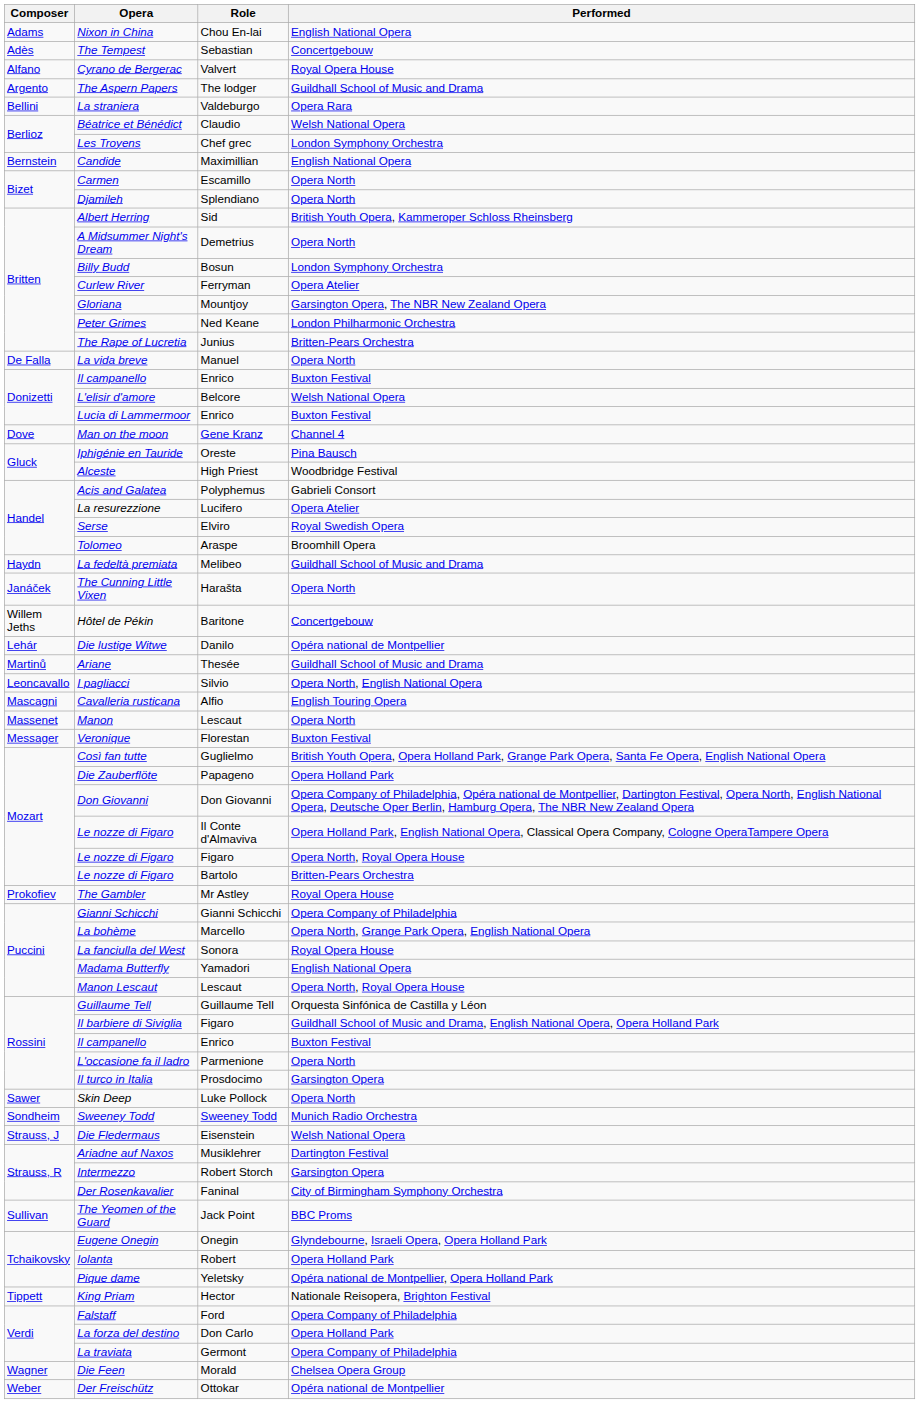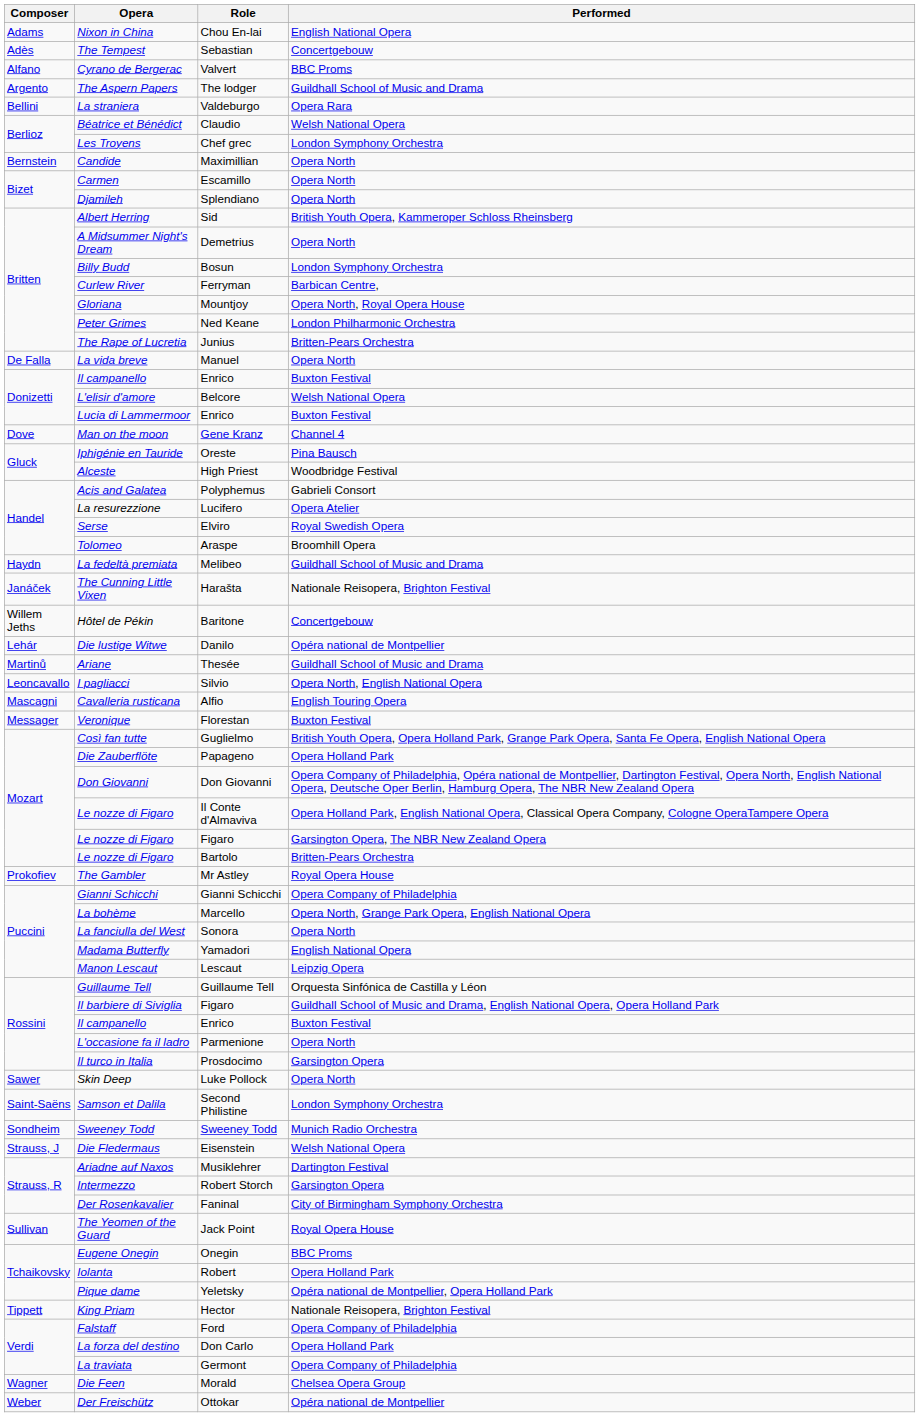(342, 69) Royal Opera House -> (322, 69) BBC Proms
(351, 161) English National Opera -> (323, 161) Opera North
(325, 286) Opera Atelier -> (335, 286) Barbican Centre,
(419, 304) Garsington Opera, The NBR New Zealand Opera -> (378, 304) Opera North, Royal Opera House
(323, 589) Opera North -> (391, 589) Nationale Reisopera, Brighton Festival
- row: (95, 720)
(378, 857) Opera North, Royal Opera House -> (419, 838) Garsington Opera, The NBR New Zealand Opera
(342, 950) Royal Opera House -> (323, 931) Opera North
(378, 987) Opera North, Royal Opera House -> (327, 968) Leipzig Opera
+ row: (121, 1104)
(322, 1215) BBC Proms -> (342, 1229) Royal Opera House
(419, 1241) Glyndebourne, Israeli Opera, Opera Holland Park -> (322, 1254) BBC Proms
